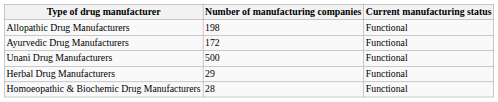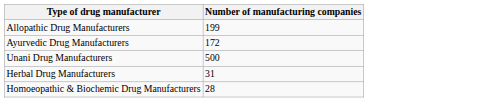- column: (429, 12)
(212, 27) 198 -> (212, 27) 199
(210, 74) 29 -> (210, 74) 31
